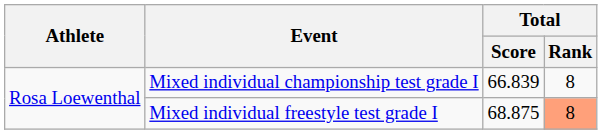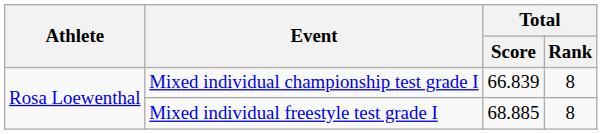(513, 113) 68.875 -> (513, 113) 68.885
(570, 113) lightsalmon background -> (570, 113) no background
